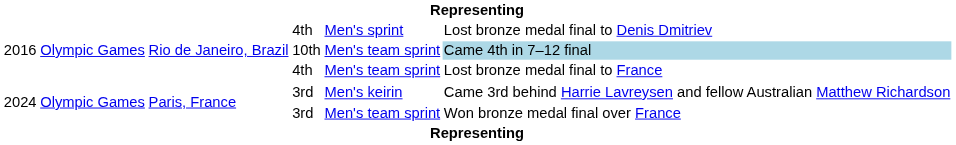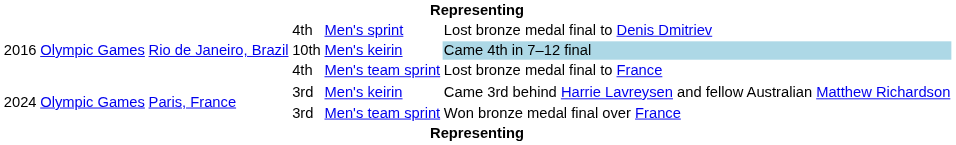(382, 50) Men's team sprint -> (364, 50) Men's keirin
